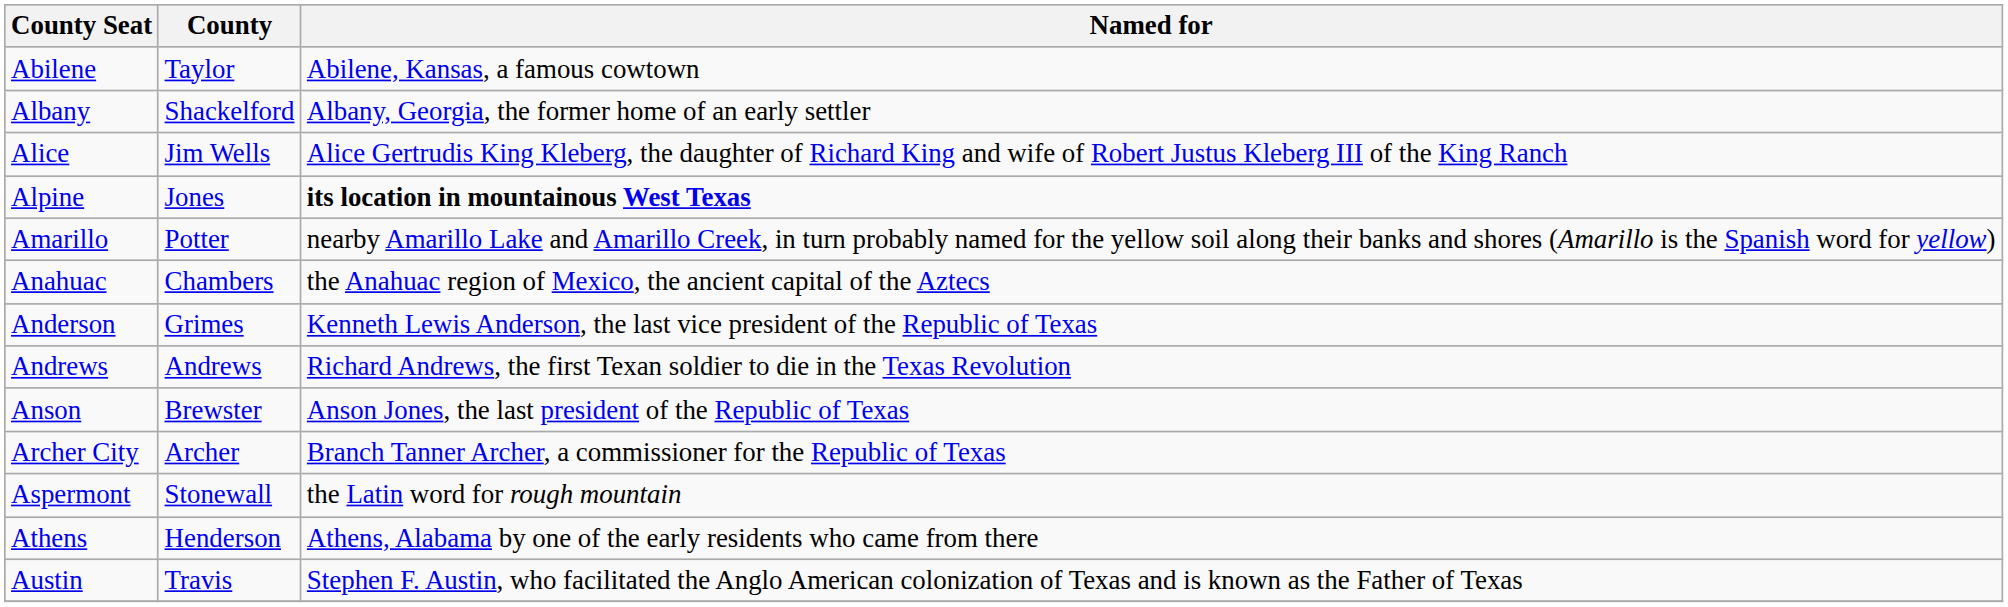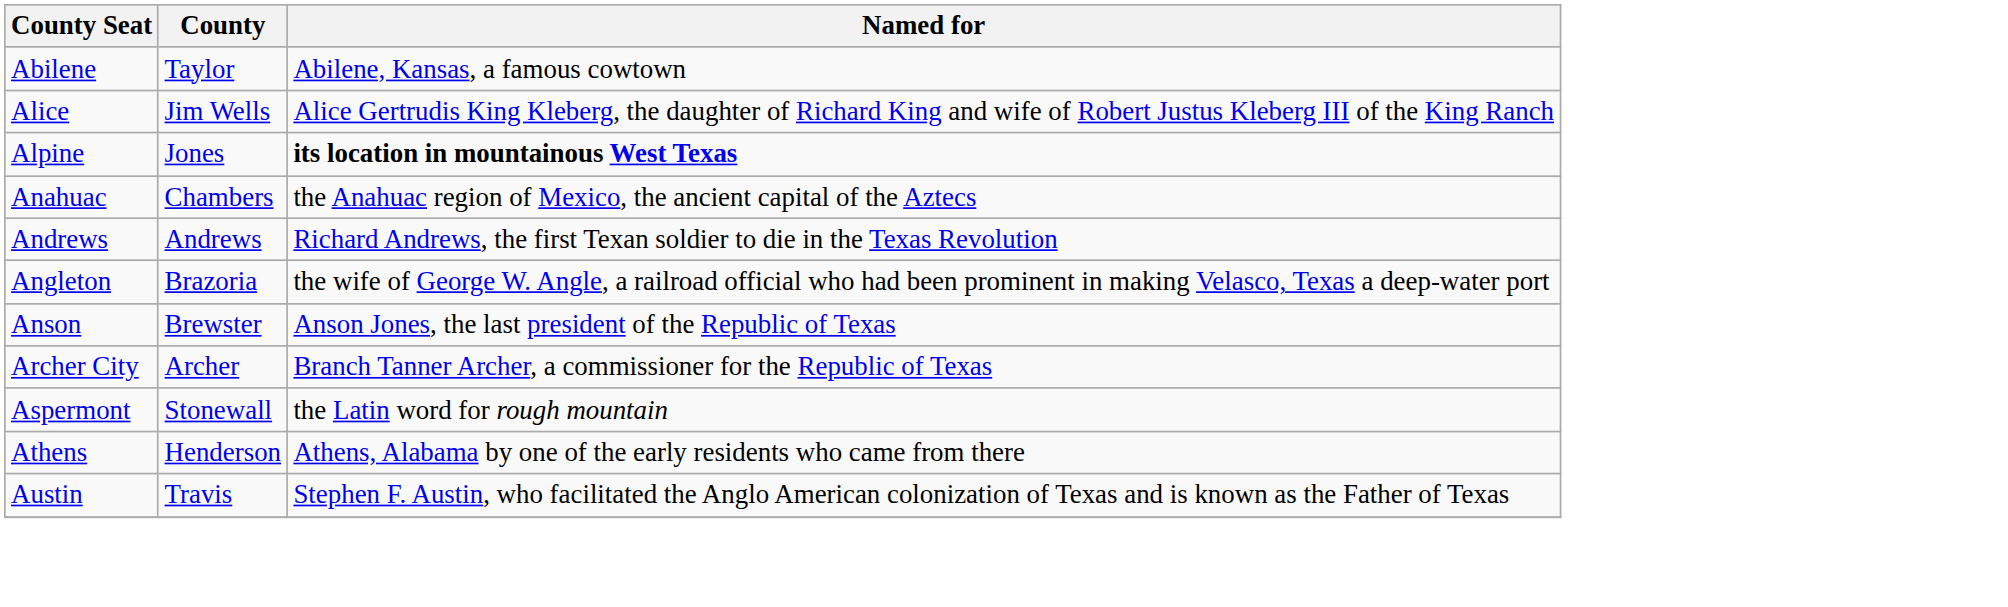- row: (51, 111)
- row: (60, 238)
- row: (63, 324)
+ row: (61, 281)
